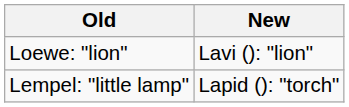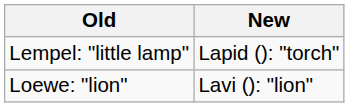rows swapped: (68, 53) <-> (99, 85)
